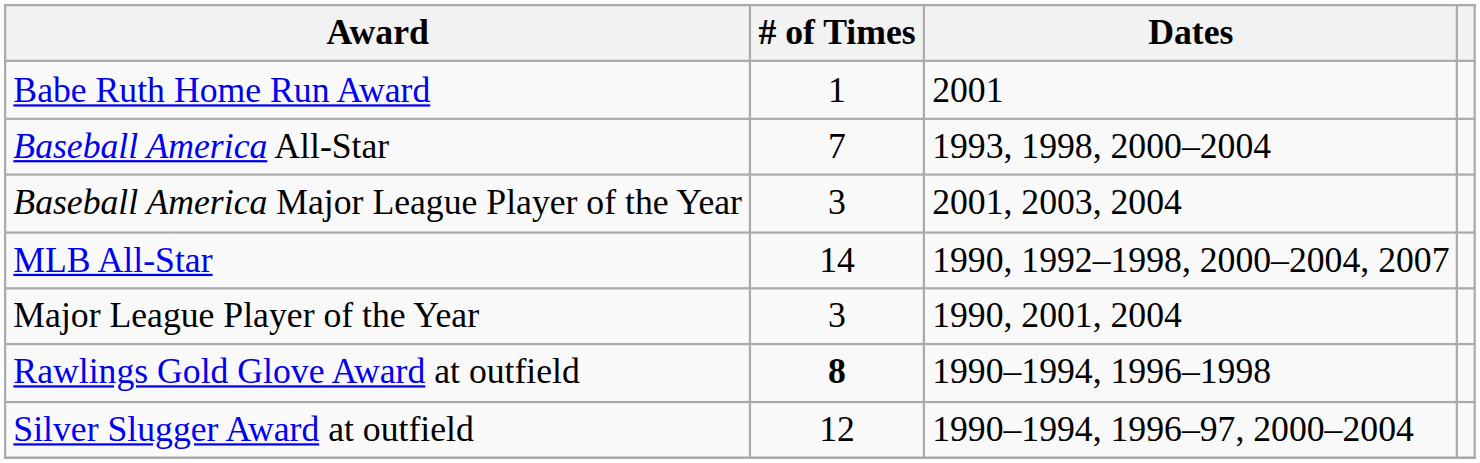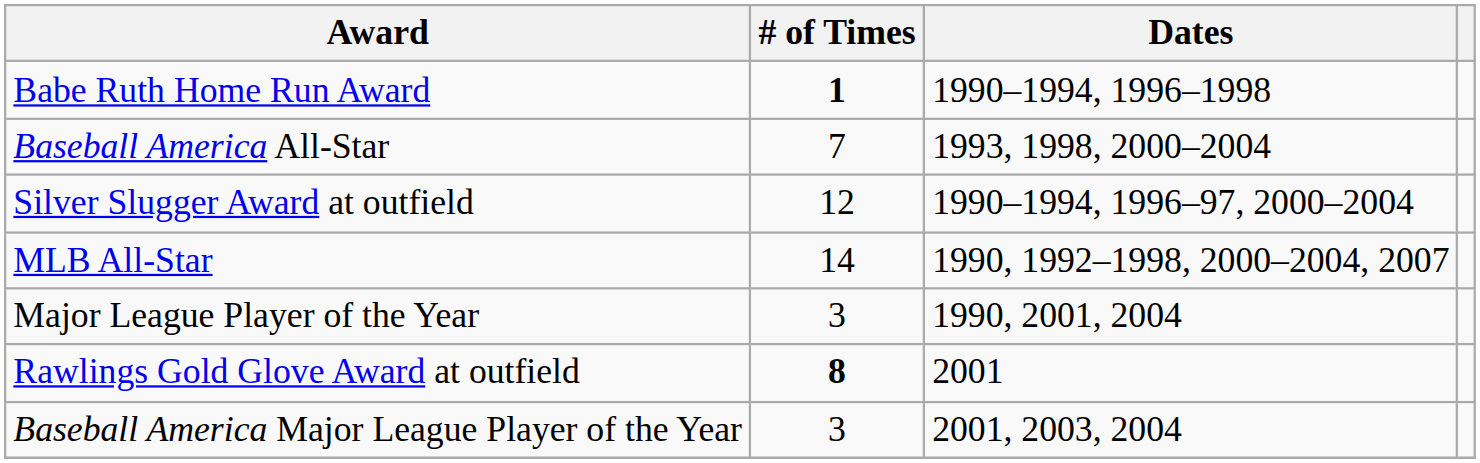(837, 89) normal -> (837, 89) bold
(968, 89) 2001 -> (1102, 89) 1990–1994, 1996–1998
rows swapped: (378, 202) <-> (244, 428)
(1102, 372) 1990–1994, 1996–1998 -> (968, 372) 2001
